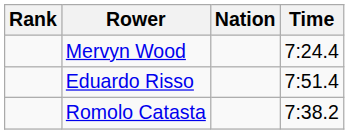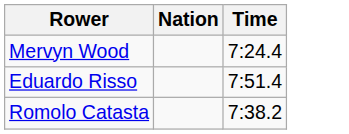- column: (33, 19)
